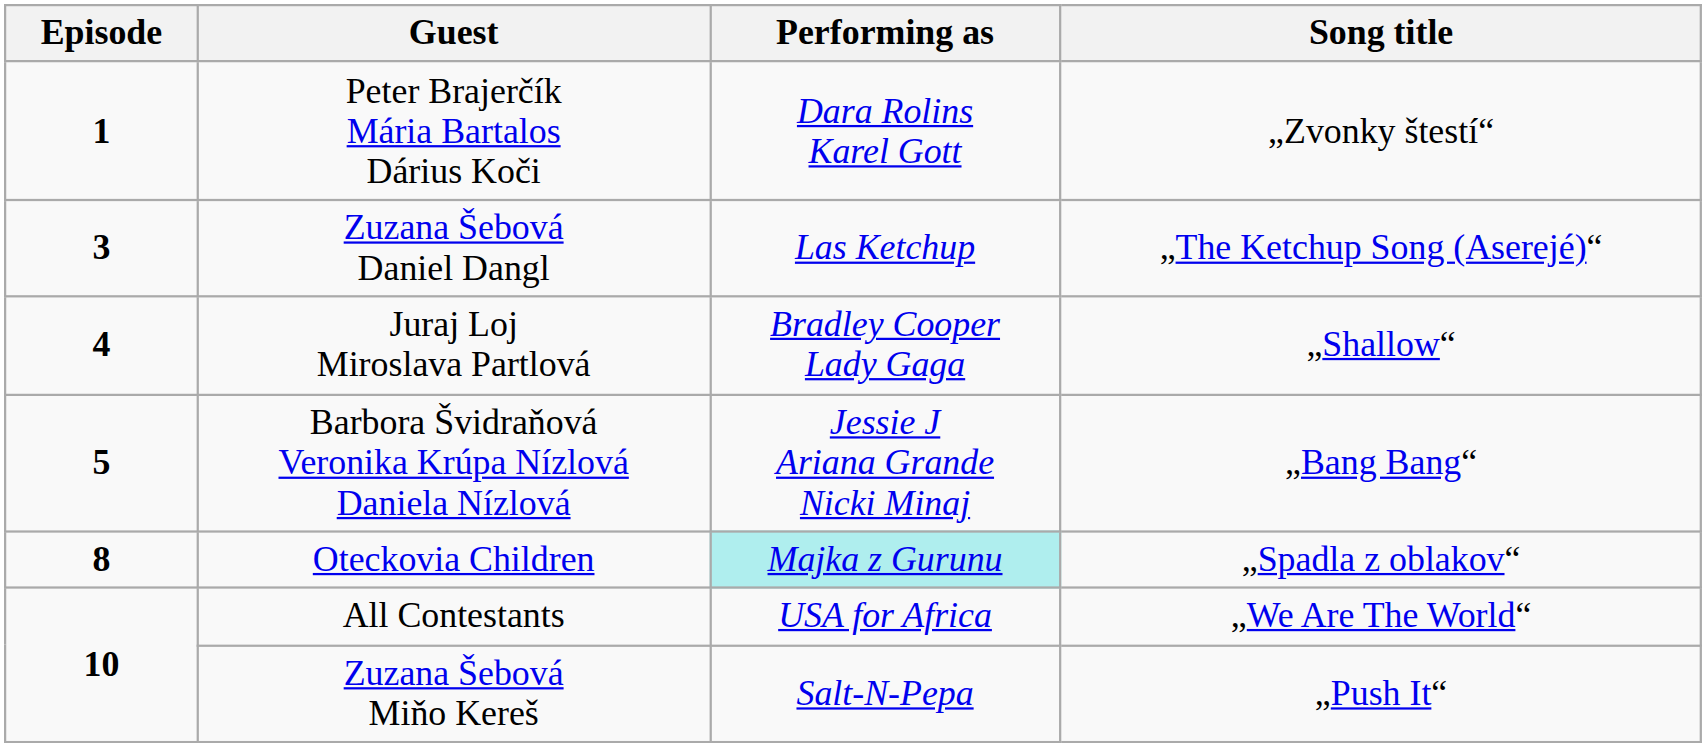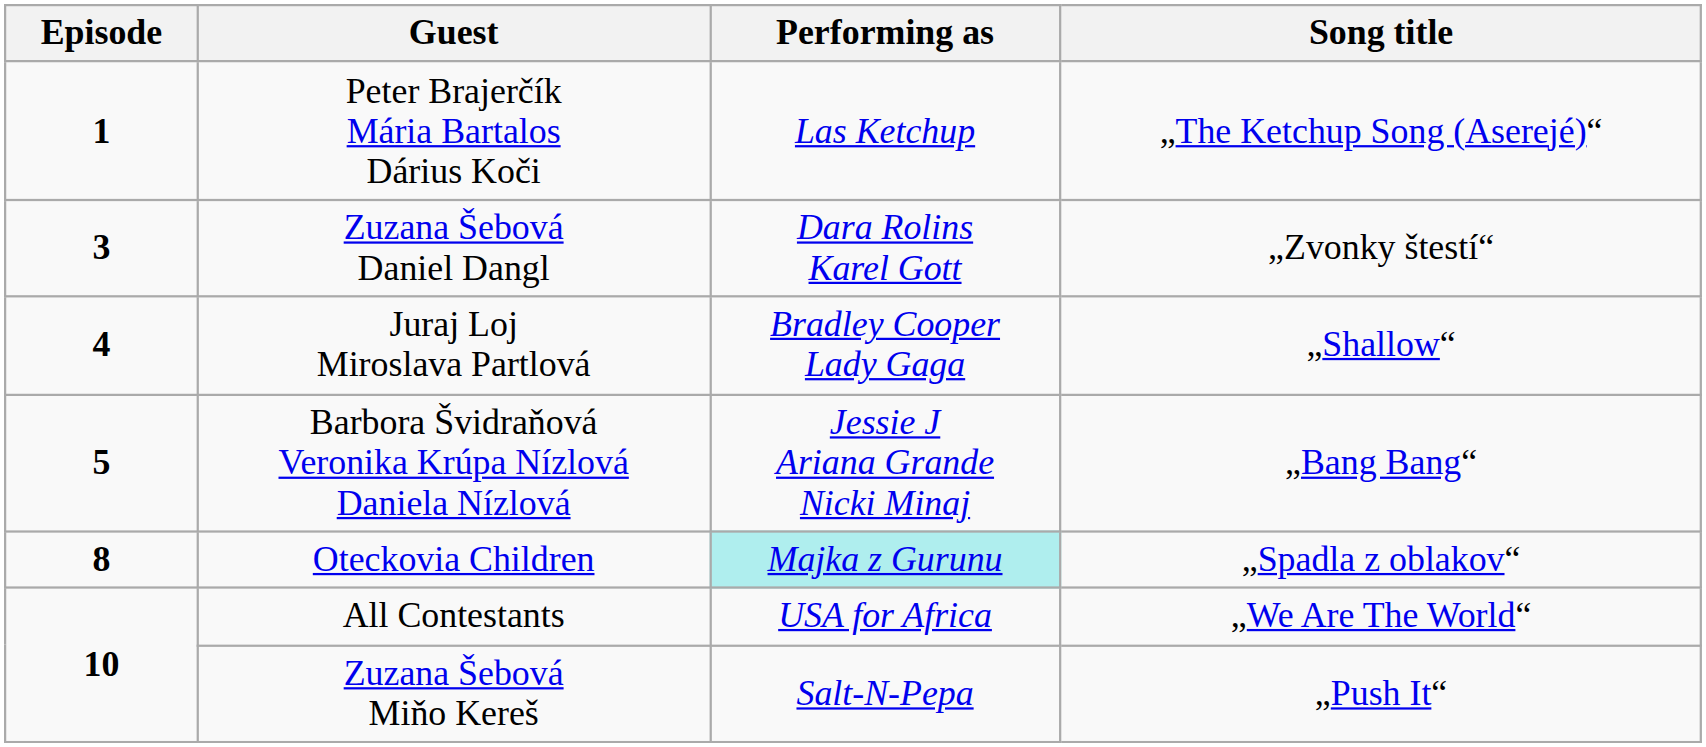(885, 130) Dara Rolins Karel Gott -> (885, 130) Las Ketchup
(1381, 130) „Zvonky štestí“ -> (1381, 130) „The Ketchup Song (Aserejé)“
(885, 247) Las Ketchup -> (885, 247) Dara Rolins Karel Gott
(1381, 247) „The Ketchup Song (Aserejé)“ -> (1381, 247) „Zvonky štestí“
